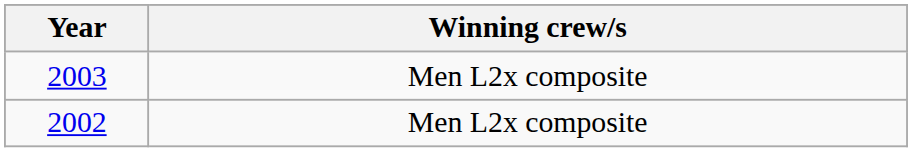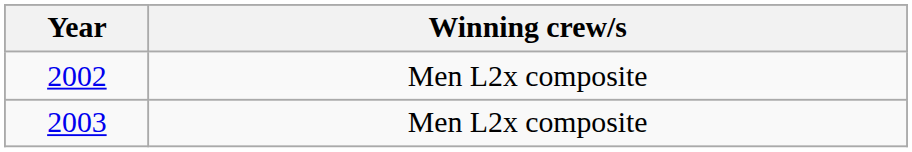rows swapped: (77, 122) <-> (77, 75)
